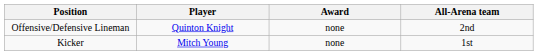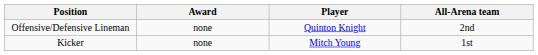columns swapped: (203, 12) <-> (335, 12)
